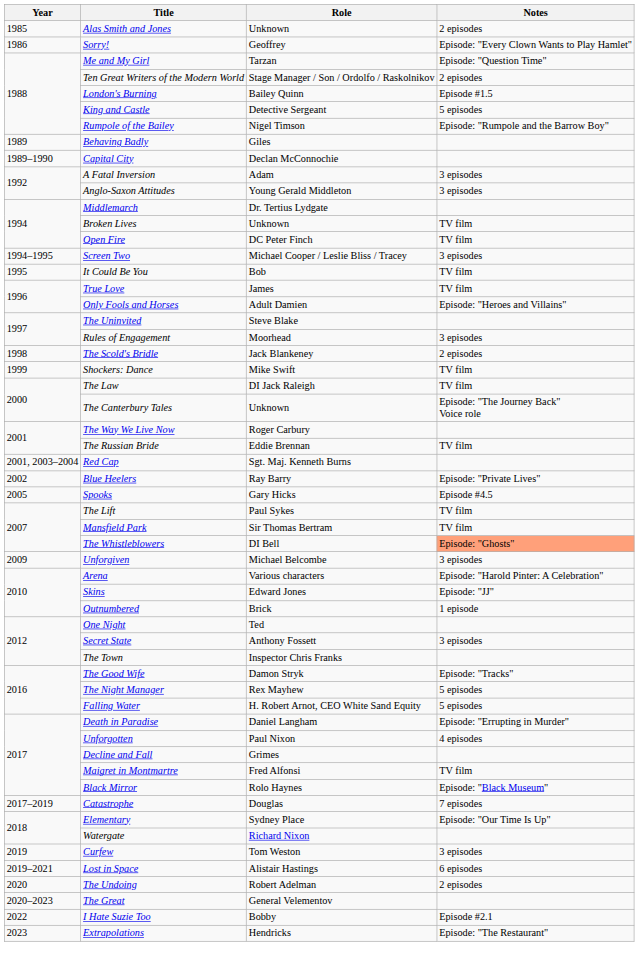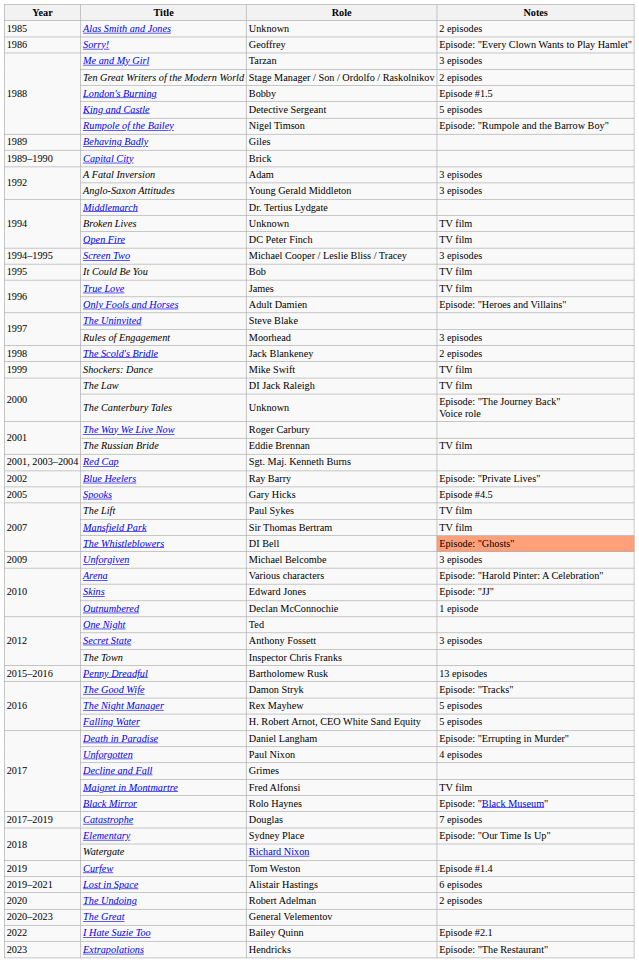(493, 61) Episode: "Question Time" -> (461, 61) 3 episodes
(276, 93) Bailey Quinn -> (262, 93) Bobby
(294, 158) Declan McConnochie -> (260, 158) Brick
(260, 608) Brick -> (294, 608) Declan McConnochie
+ row: (115, 673)
(461, 852) 3 episodes -> (466, 868) Episode #1.4
(262, 917) Bobby -> (276, 933) Bailey Quinn
